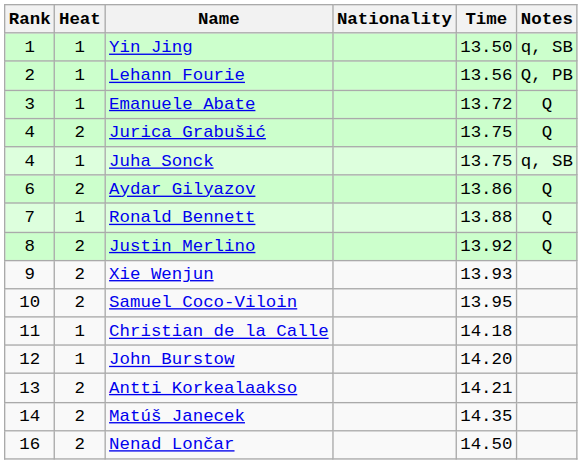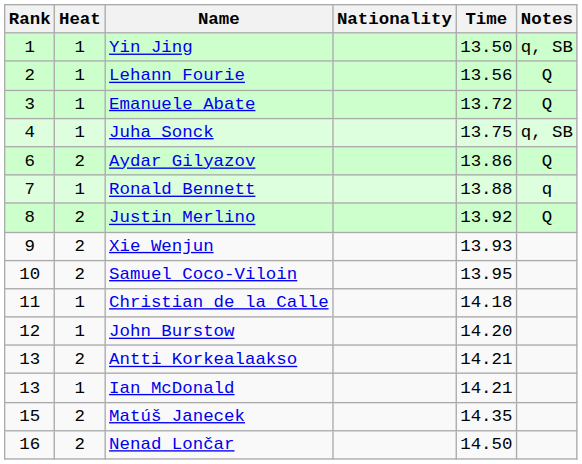(547, 76) Q, PB -> (547, 76) Q
- row: (187, 132)
(547, 218) Q -> (547, 189) q
+ row: (172, 388)
(30, 416) 14 -> (30, 416) 15
